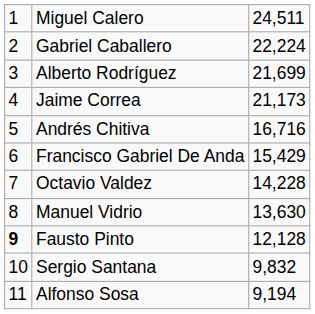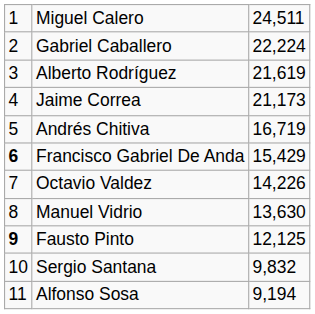(279, 73) 21,699 -> (279, 73) 21,619
(279, 128) 16,716 -> (279, 128) 16,719
(13, 156) normal -> (13, 156) bold
(279, 184) 14,228 -> (279, 184) 14,226
(279, 239) 12,128 -> (279, 239) 12,125
